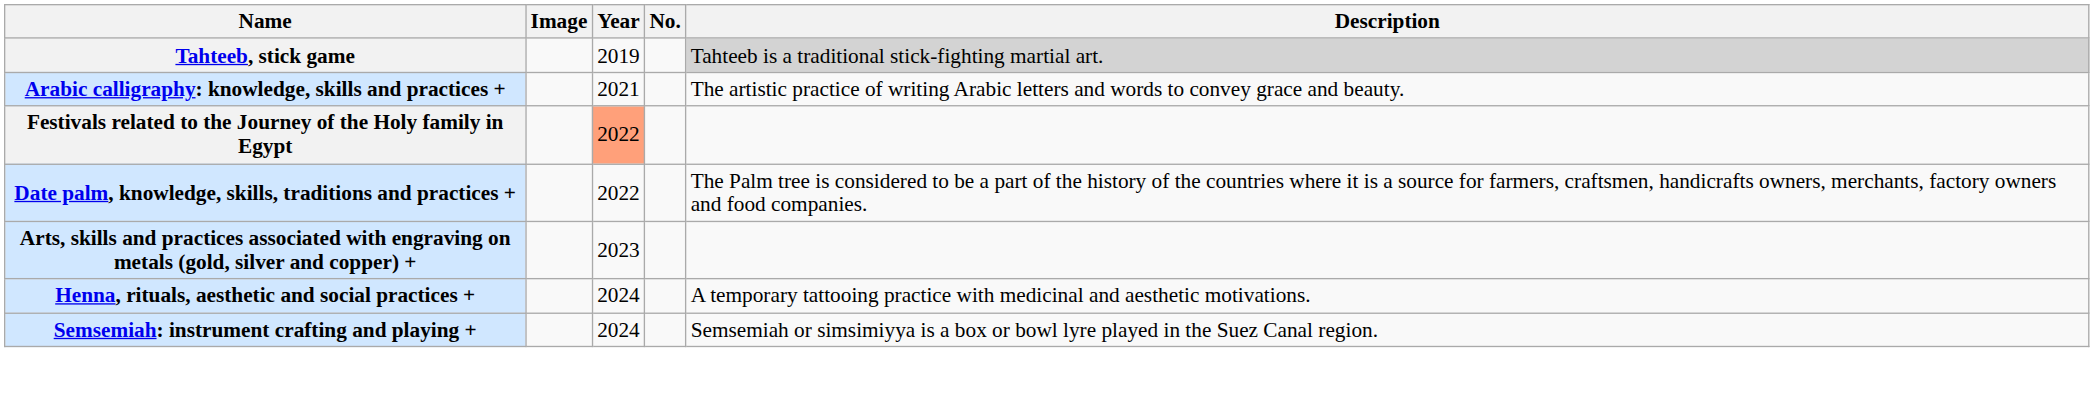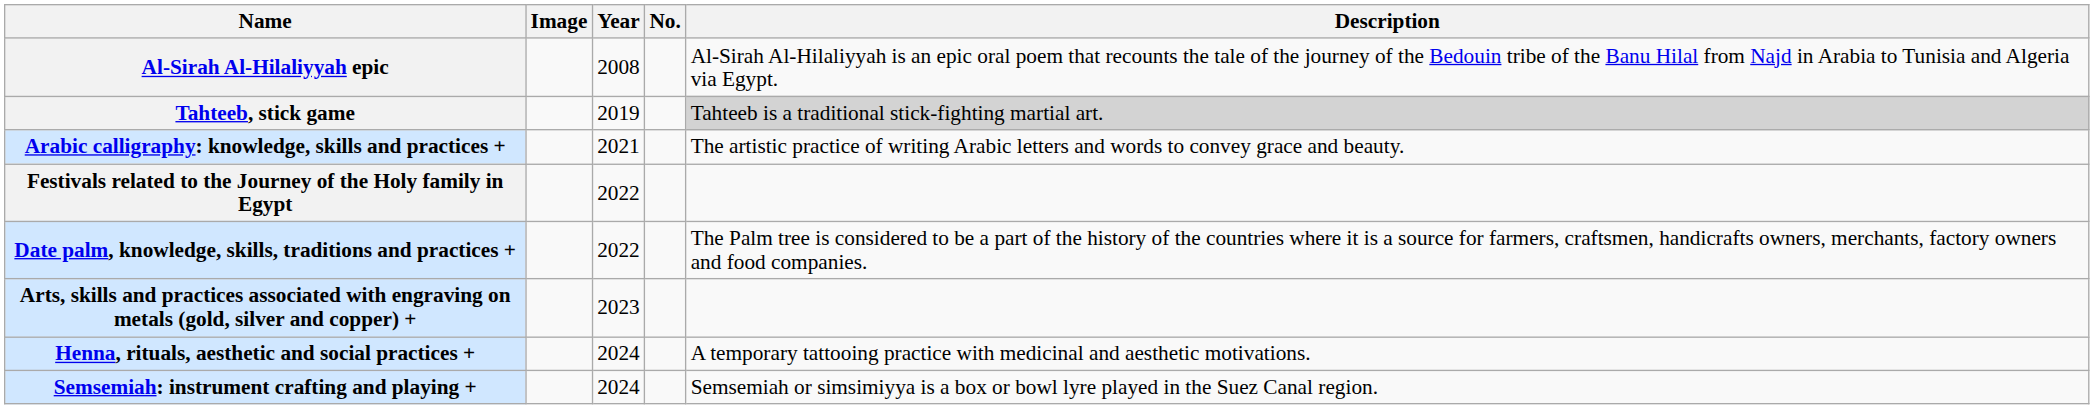+ row: (265, 67)
(618, 134) lightsalmon background -> (618, 192) no background
